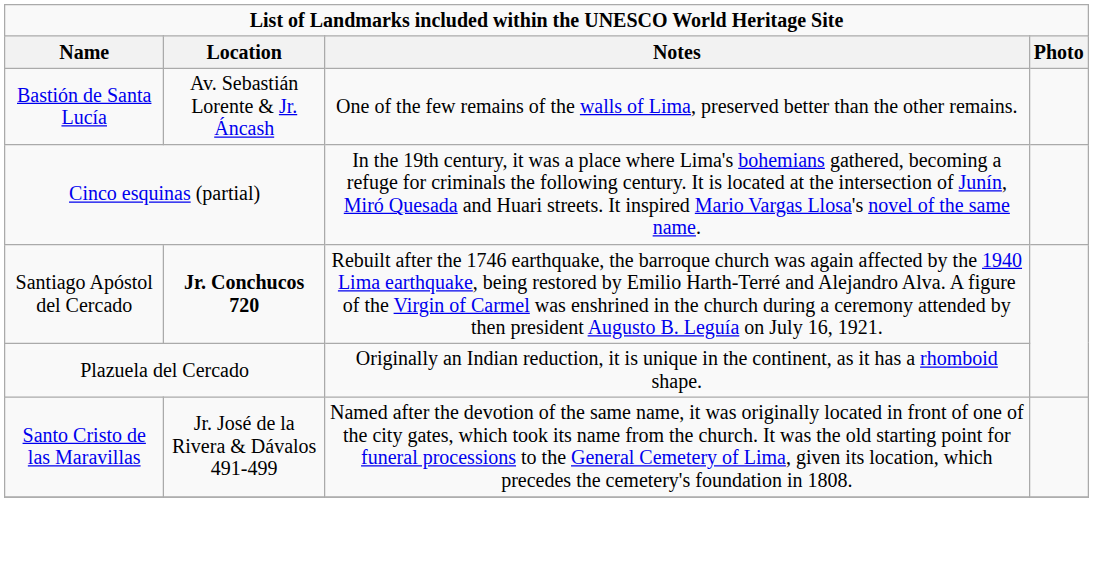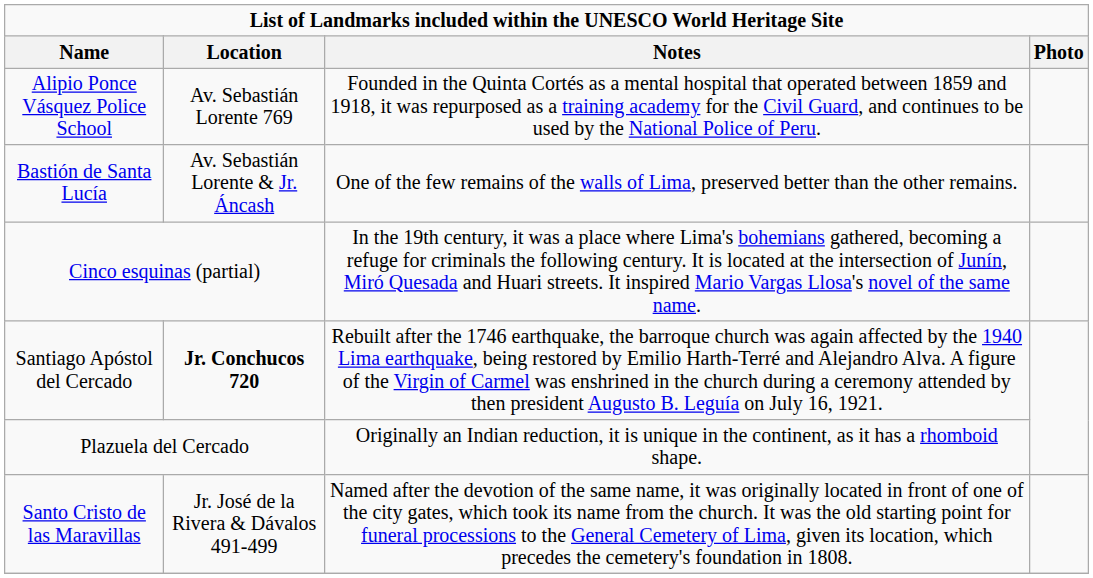+ row: (84, 106)
